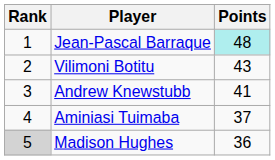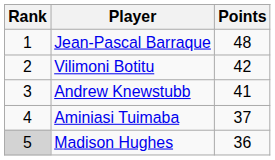(242, 42) paleturquoise background -> (242, 42) no background
(242, 67) 43 -> (242, 67) 42
